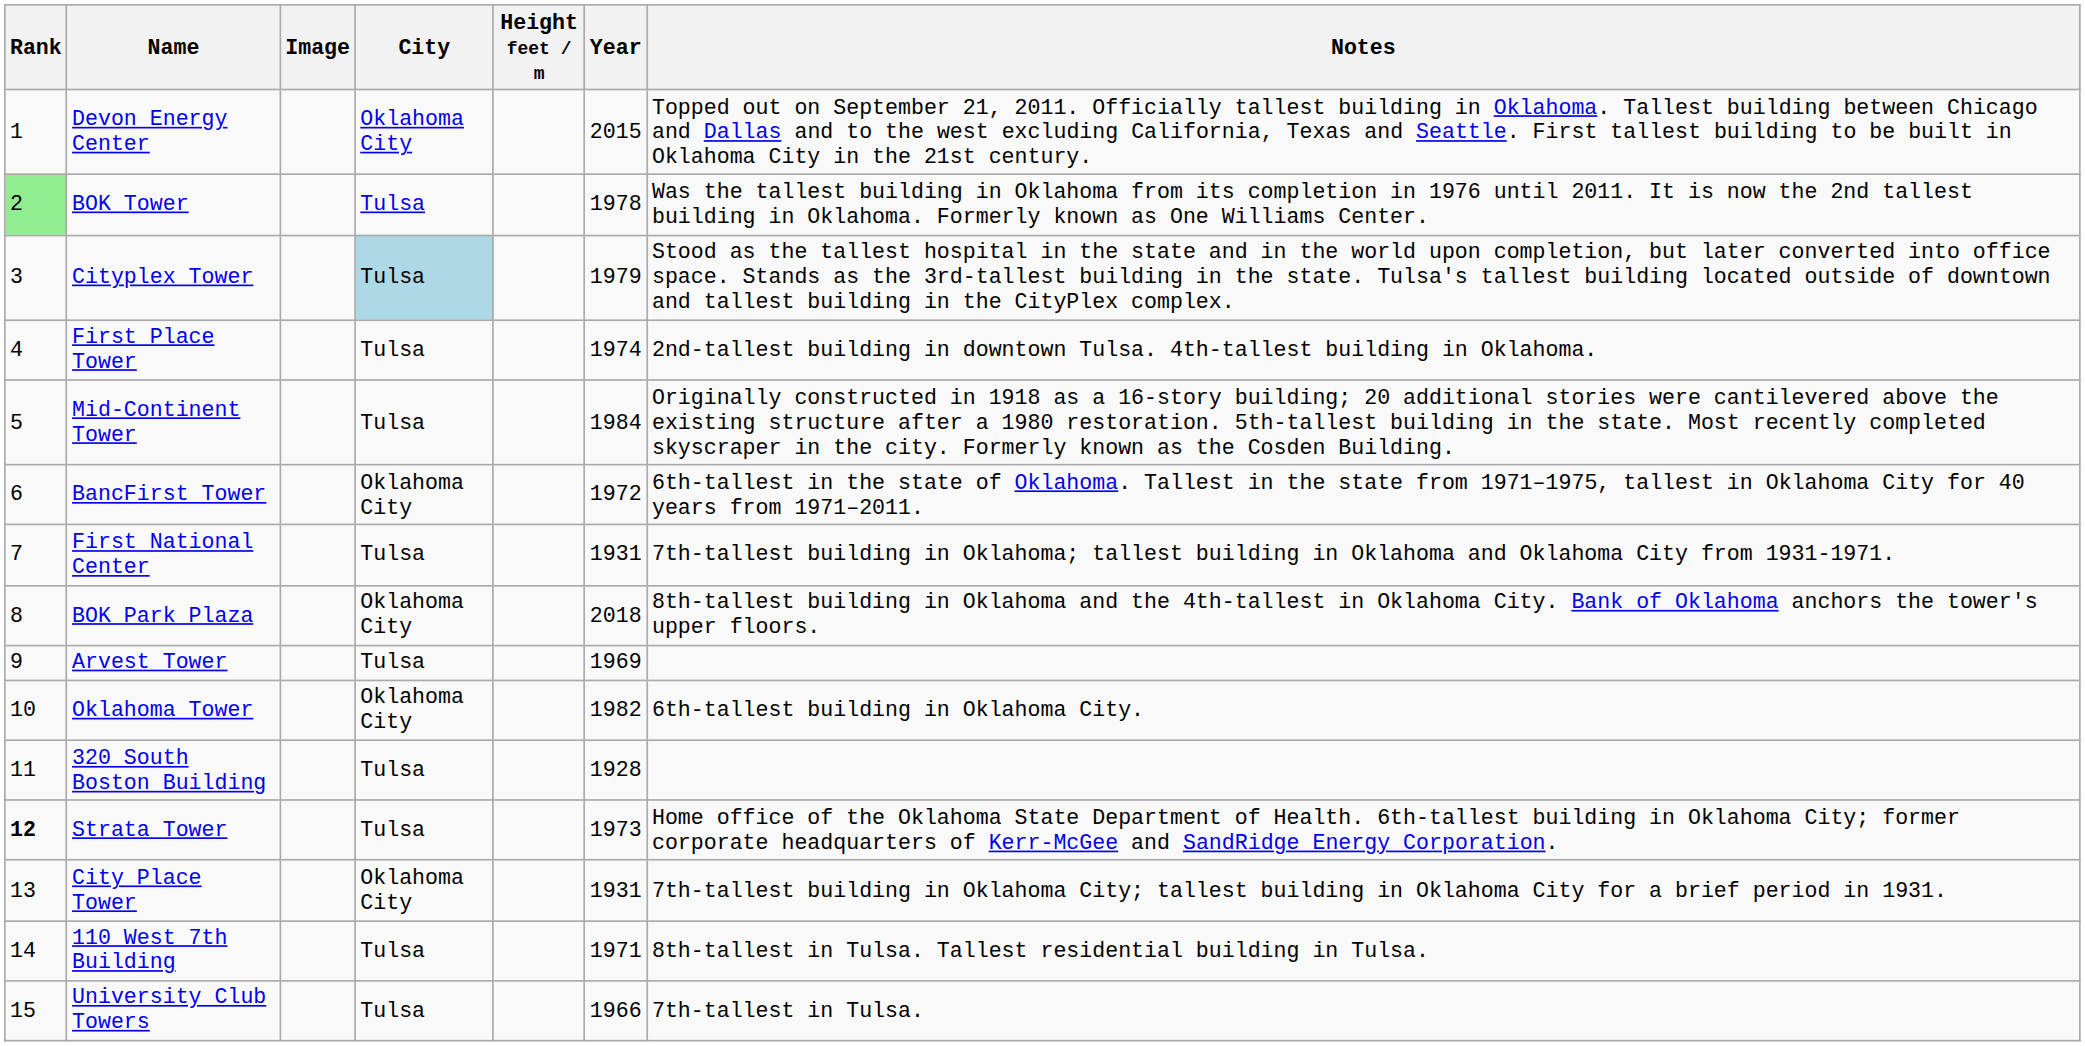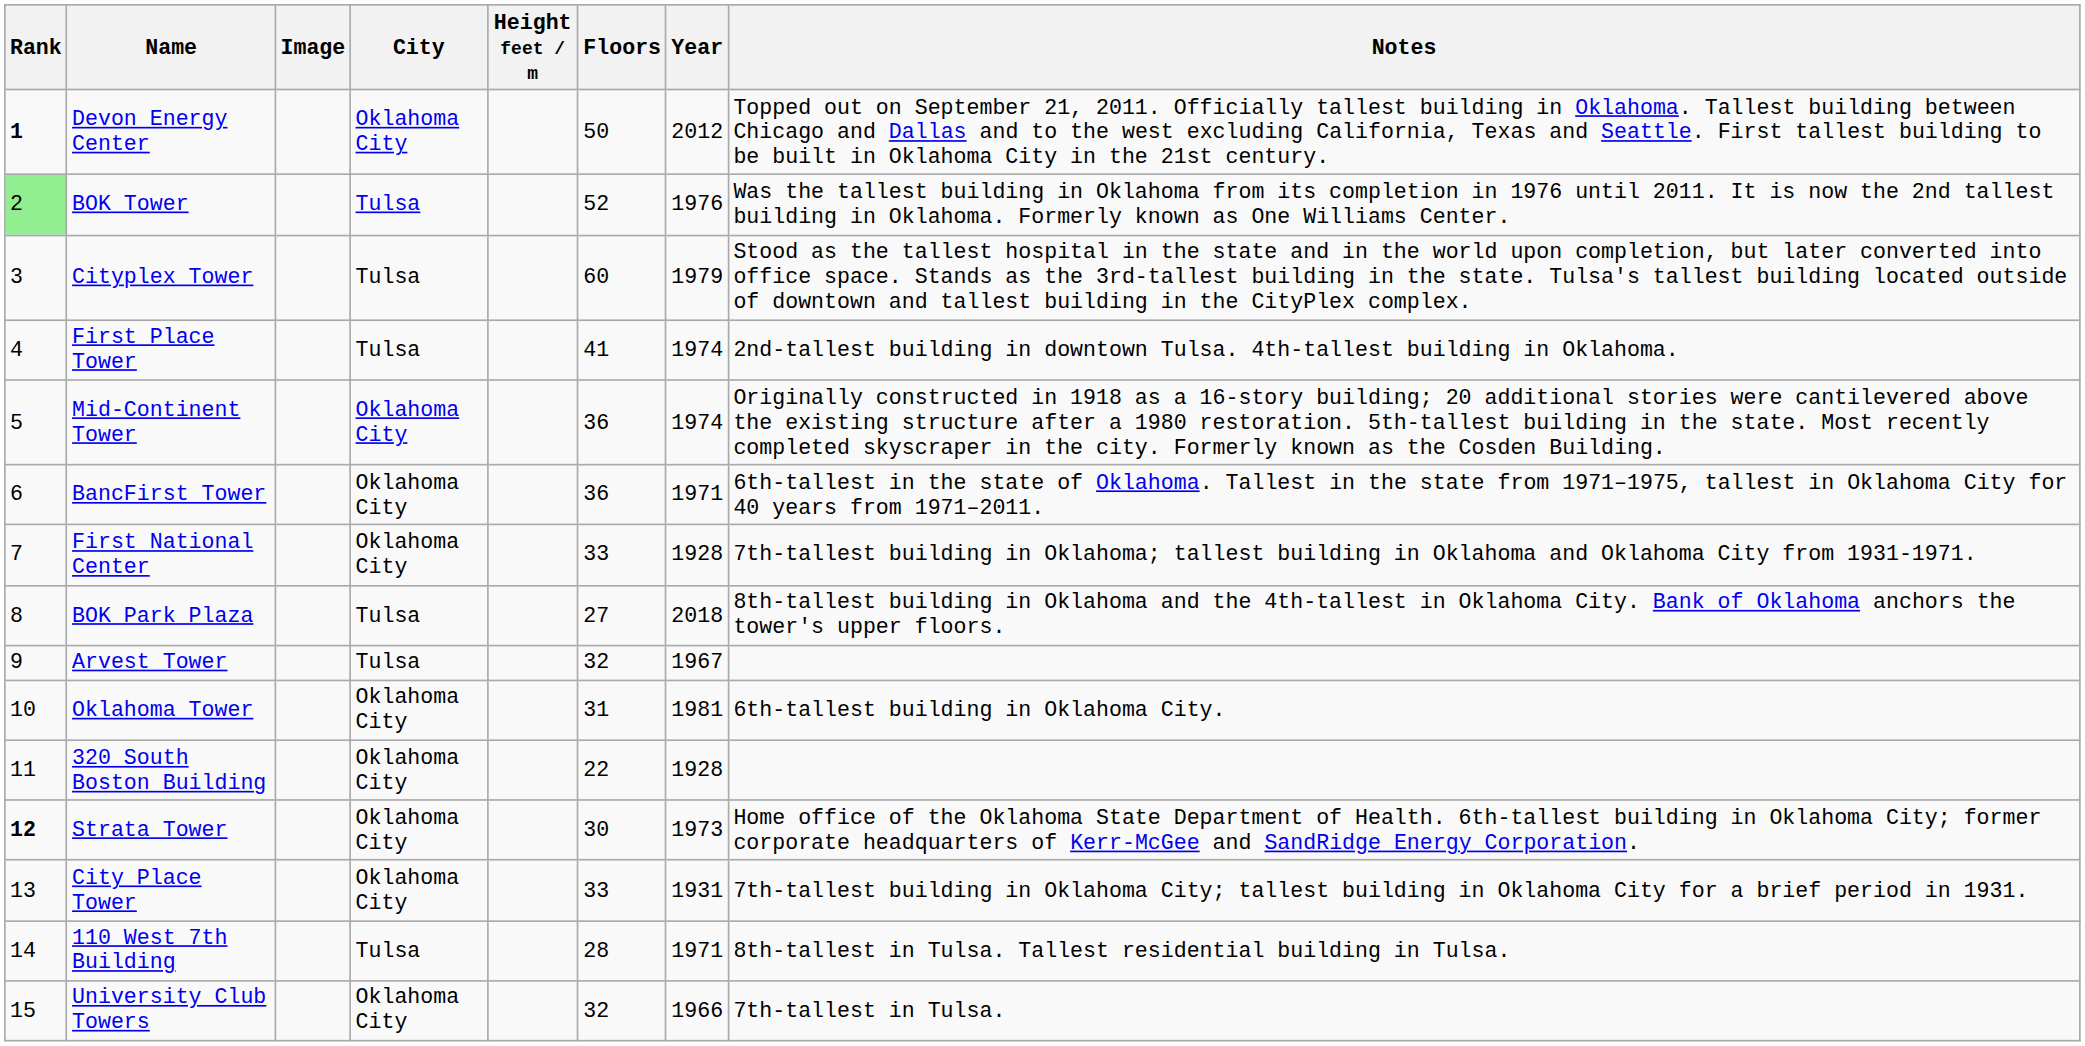+ column: (622, 47)
(16, 132) normal -> (16, 132) bold
(616, 132) 2015 -> (697, 132) 2012
(616, 205) 1978 -> (697, 205) 1976
(393, 277) lightblue background -> (388, 277) no background
(393, 422) Tulsa -> (407, 422) Oklahoma City
(616, 422) 1984 -> (697, 422) 1974
(616, 495) 1972 -> (697, 495) 1971
(393, 555) Tulsa -> (407, 555) Oklahoma City
(616, 555) 1931 -> (697, 555) 1928
(412, 615) Oklahoma City -> (388, 615) Tulsa
(616, 663) 1969 -> (697, 663) 1967
(616, 710) 1982 -> (697, 710) 1981
(393, 770) Tulsa -> (407, 770) Oklahoma City
(393, 830) Tulsa -> (407, 830) Oklahoma City
(393, 1011) Tulsa -> (407, 1011) Oklahoma City
